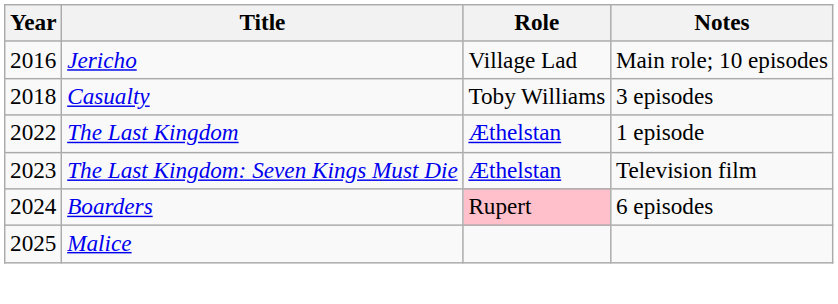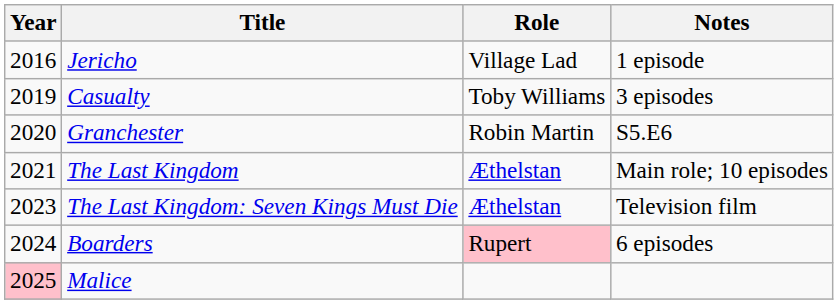(722, 59) Main role; 10 episodes -> (660, 59) 1 episode
(33, 96) 2018 -> (33, 96) 2019
+ row: (125, 133)
(33, 133) 2022 -> (33, 170) 2021
(660, 133) 1 episode -> (722, 170) Main role; 10 episodes
(33, 243) no background -> (33, 280) pink background
